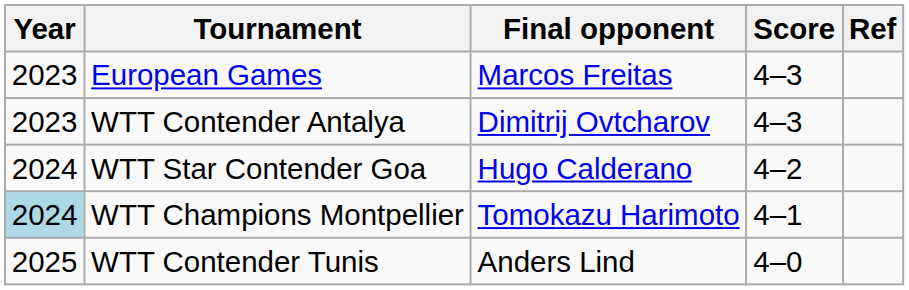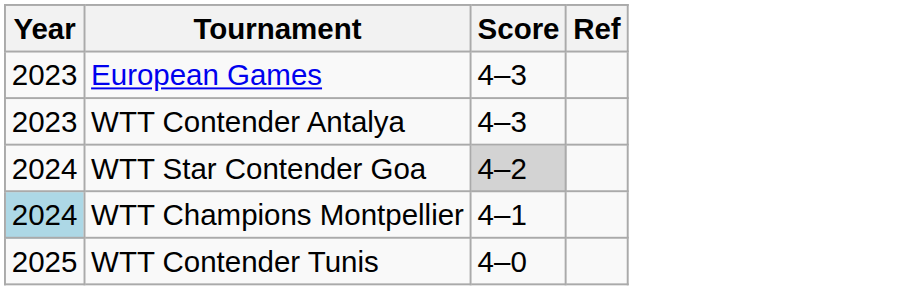- column: (609, 28)
(778, 169) no background -> (502, 169) lightgrey background
